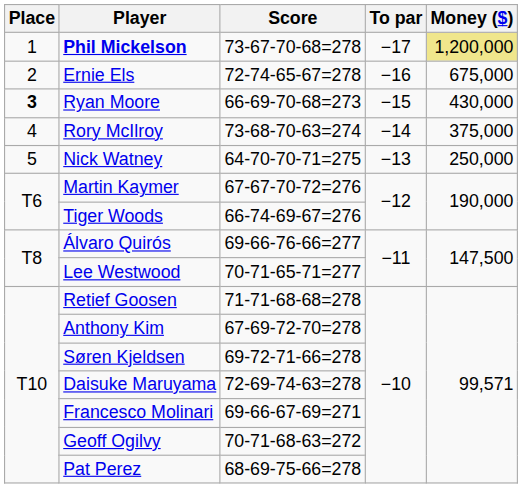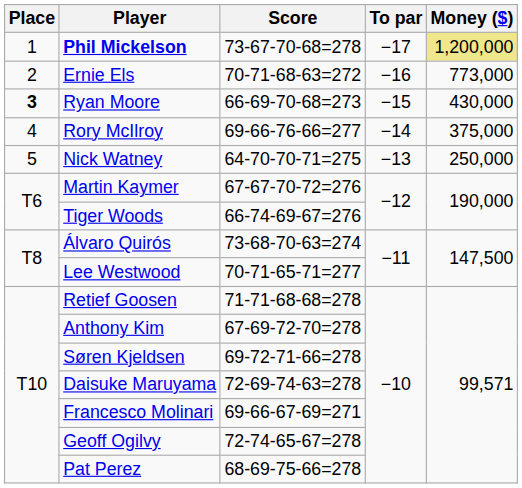(293, 74) 72-74-65-67=278 -> (293, 74) 70-71-68-63=272
(481, 74) 675,000 -> (481, 74) 773,000
(293, 131) 73-68-70-63=274 -> (293, 131) 69-66-76-66=277
(293, 243) 69-66-76-66=277 -> (293, 243) 73-68-70-63=274
(293, 441) 70-71-68-63=272 -> (293, 441) 72-74-65-67=278
